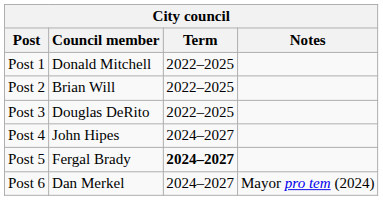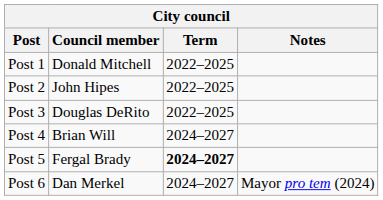(84, 87) Brian Will -> (86, 87) John Hipes
(86, 135) John Hipes -> (84, 135) Brian Will
